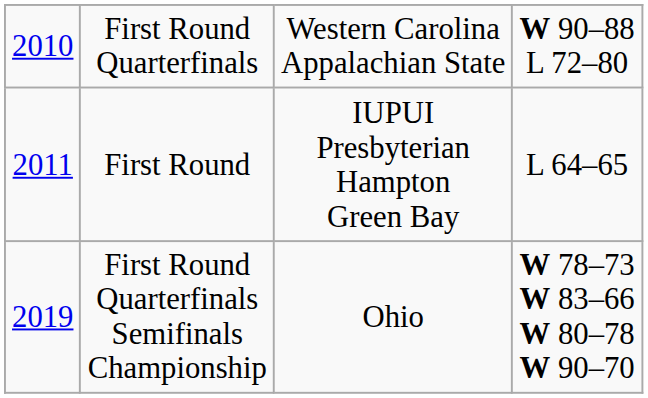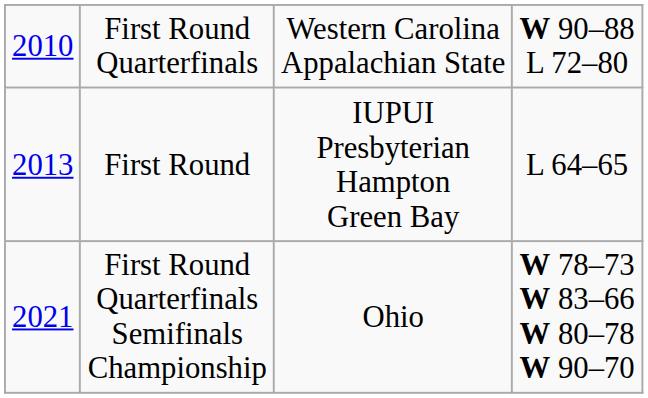(43, 163) 2011 -> (43, 163) 2013
(43, 316) 2019 -> (43, 316) 2021
